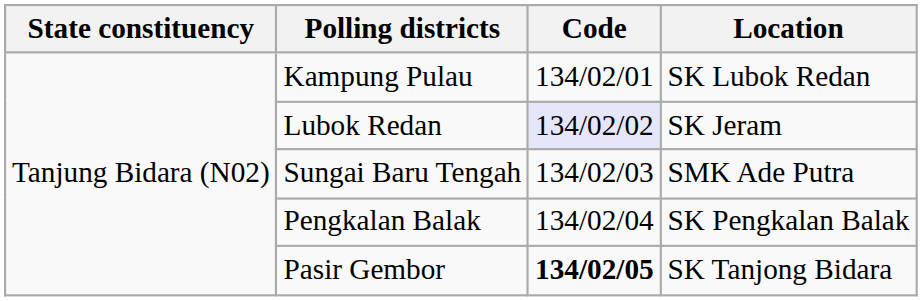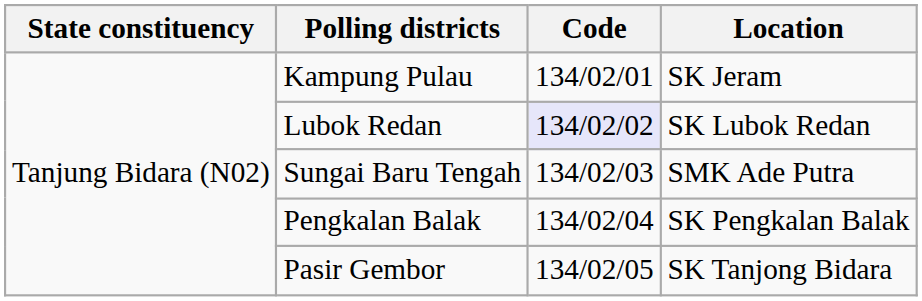(769, 76) SK Lubok Redan -> (725, 76) SK Jeram
(725, 124) SK Jeram -> (769, 124) SK Lubok Redan
(594, 269) bold -> (594, 269) normal
